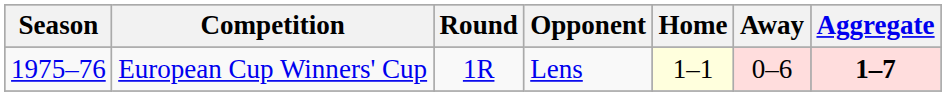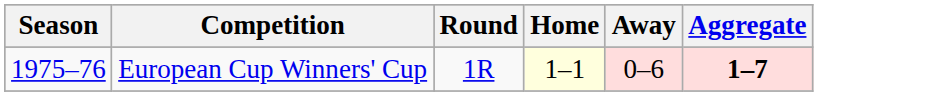- column: (588, 25)
